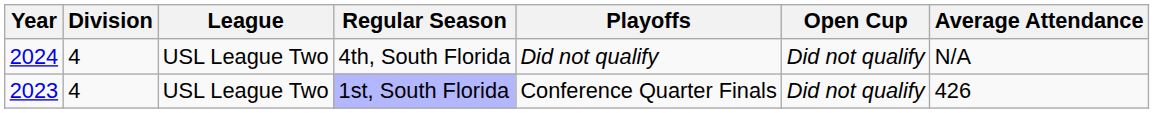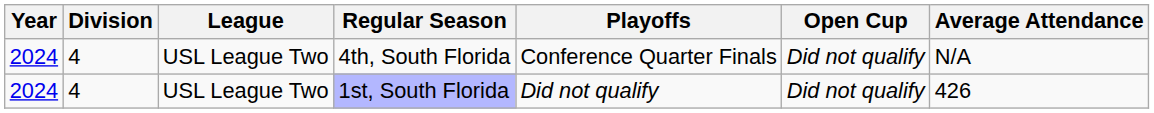(589, 56) Did not qualify -> (649, 56) Conference Quarter Finals
(34, 90) 2023 -> (34, 90) 2024
(649, 90) Conference Quarter Finals -> (589, 90) Did not qualify
